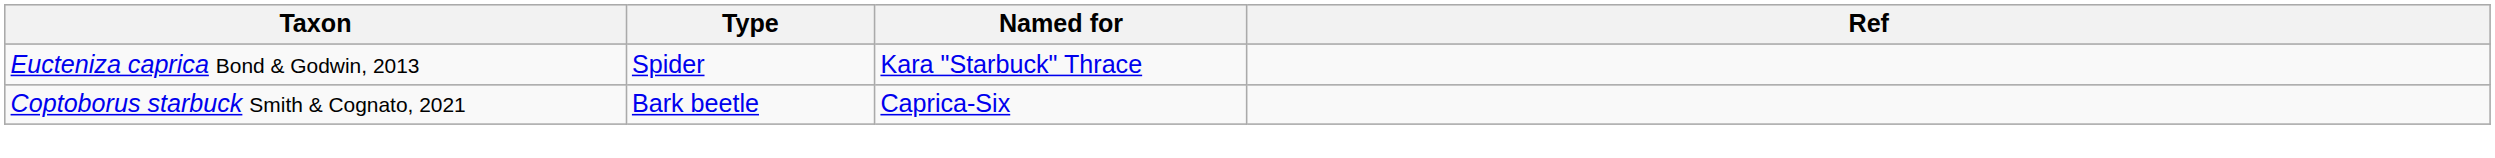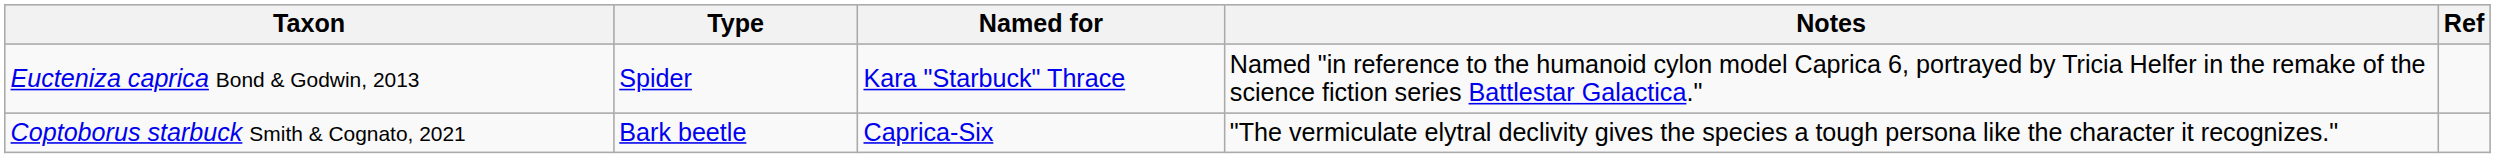+ column: (1831, 24)
